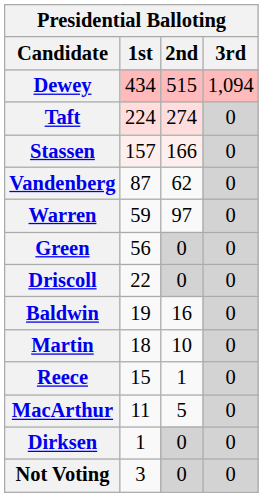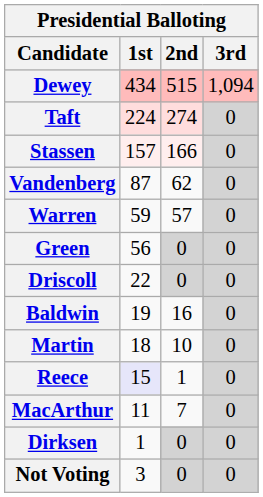(182, 215) 97 -> (182, 215) 57
(140, 378) no background -> (140, 378) lavender background
(182, 410) 5 -> (182, 410) 7
